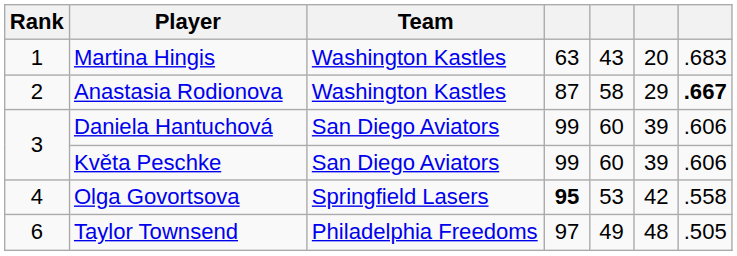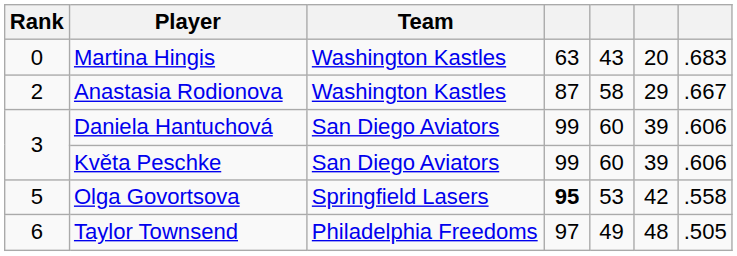(37, 57) 1 -> (37, 57) 0
(705, 92) bold -> (705, 92) normal
(37, 197) 4 -> (37, 197) 5
